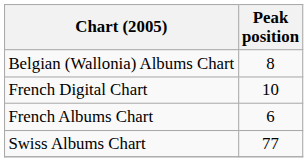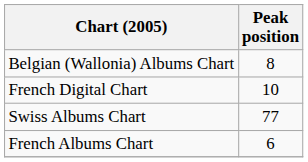rows swapped: (81, 116) <-> (77, 143)
